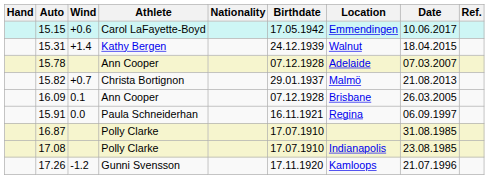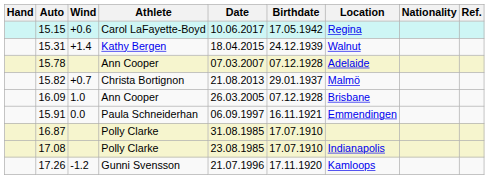columns swapped: (238, 13) <-> (430, 13)
(363, 30) Emmendingen -> (345, 30) Regina
(78, 98) 0.1 -> (78, 98) 1.0
(346, 115) Regina -> (362, 115) Emmendingen
